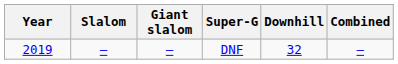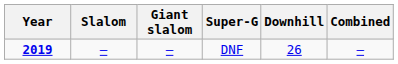(38, 49) normal -> (38, 49) bold
(294, 49) 32 -> (294, 49) 26
